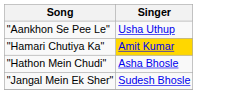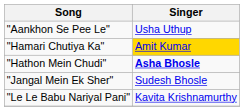(148, 64) normal -> (167, 64) bold
+ row: (68, 98)
